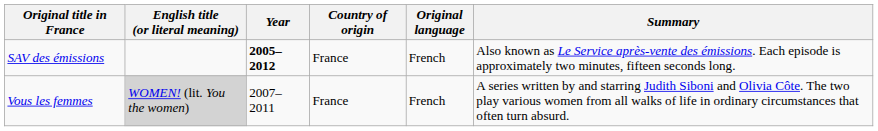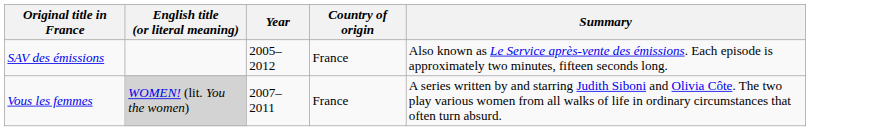- column: (440, 22)
(266, 57) bold -> (266, 57) normal
